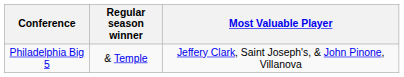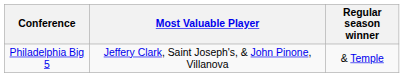columns swapped: (126, 24) <-> (281, 24)
